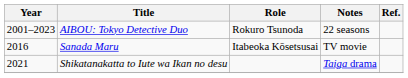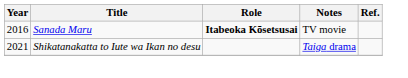- row: (124, 30)
(275, 47) normal -> (251, 30) bold
